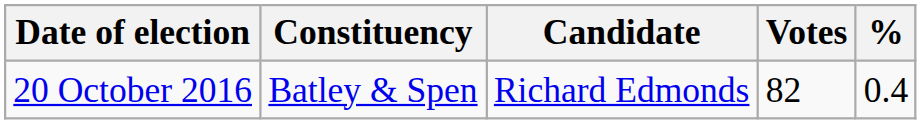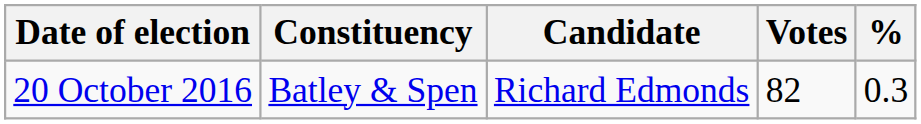(886, 88) 0.4 -> (886, 88) 0.3
